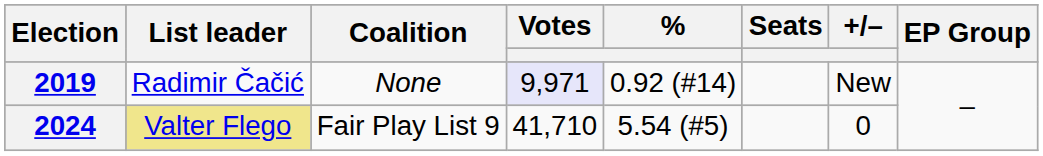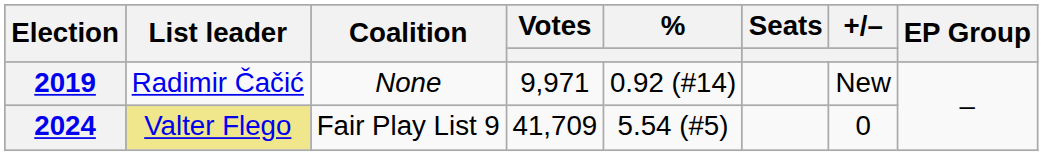(555, 83) lavender background -> (555, 83) no background
(555, 127) 41,710 -> (555, 127) 41,709
